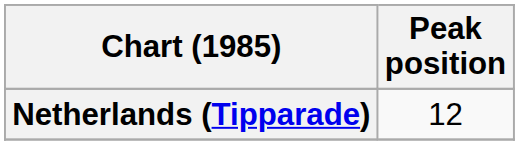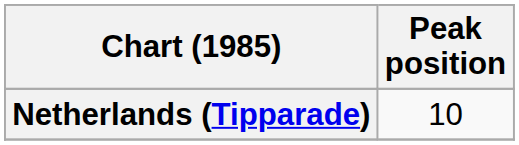(446, 113) 12 -> (446, 113) 10
